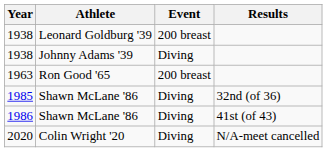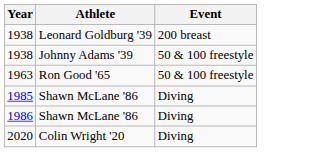- column: (268, 14)
(176, 55) Diving -> (206, 55) 50 & 100 freestyle
(184, 75) 200 breast -> (206, 75) 50 & 100 freestyle
